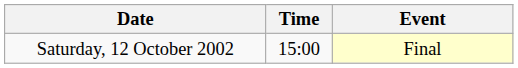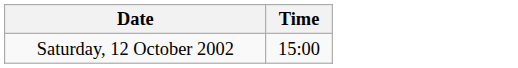- column: (423, 19)
